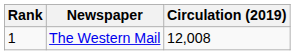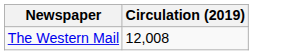- column: (25, 15)
